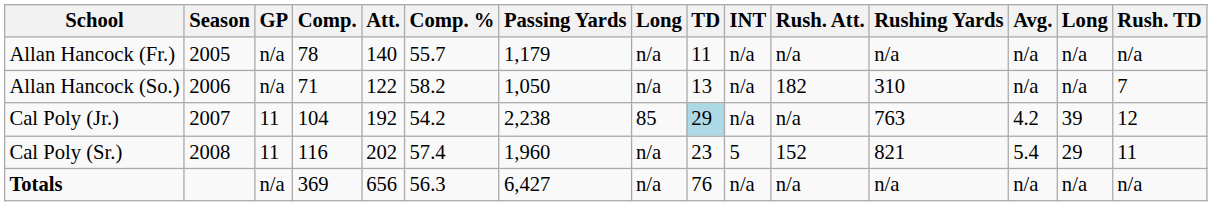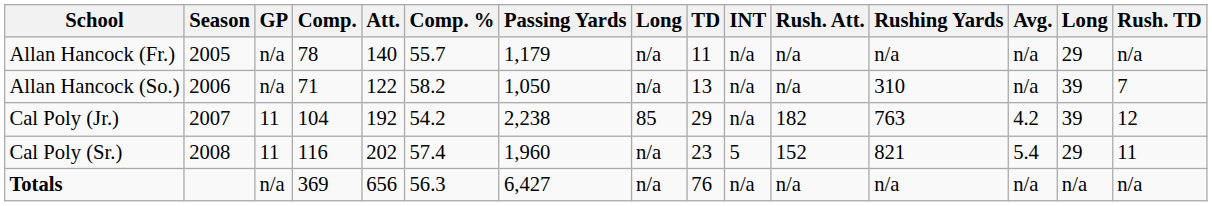(1074, 53) n/a -> (1072, 53) 29
(791, 86) 182 -> (788, 86) n/a
(1074, 86) n/a -> (1072, 86) 39
(702, 119) lightblue background -> (702, 119) no background
(788, 119) n/a -> (791, 119) 182
